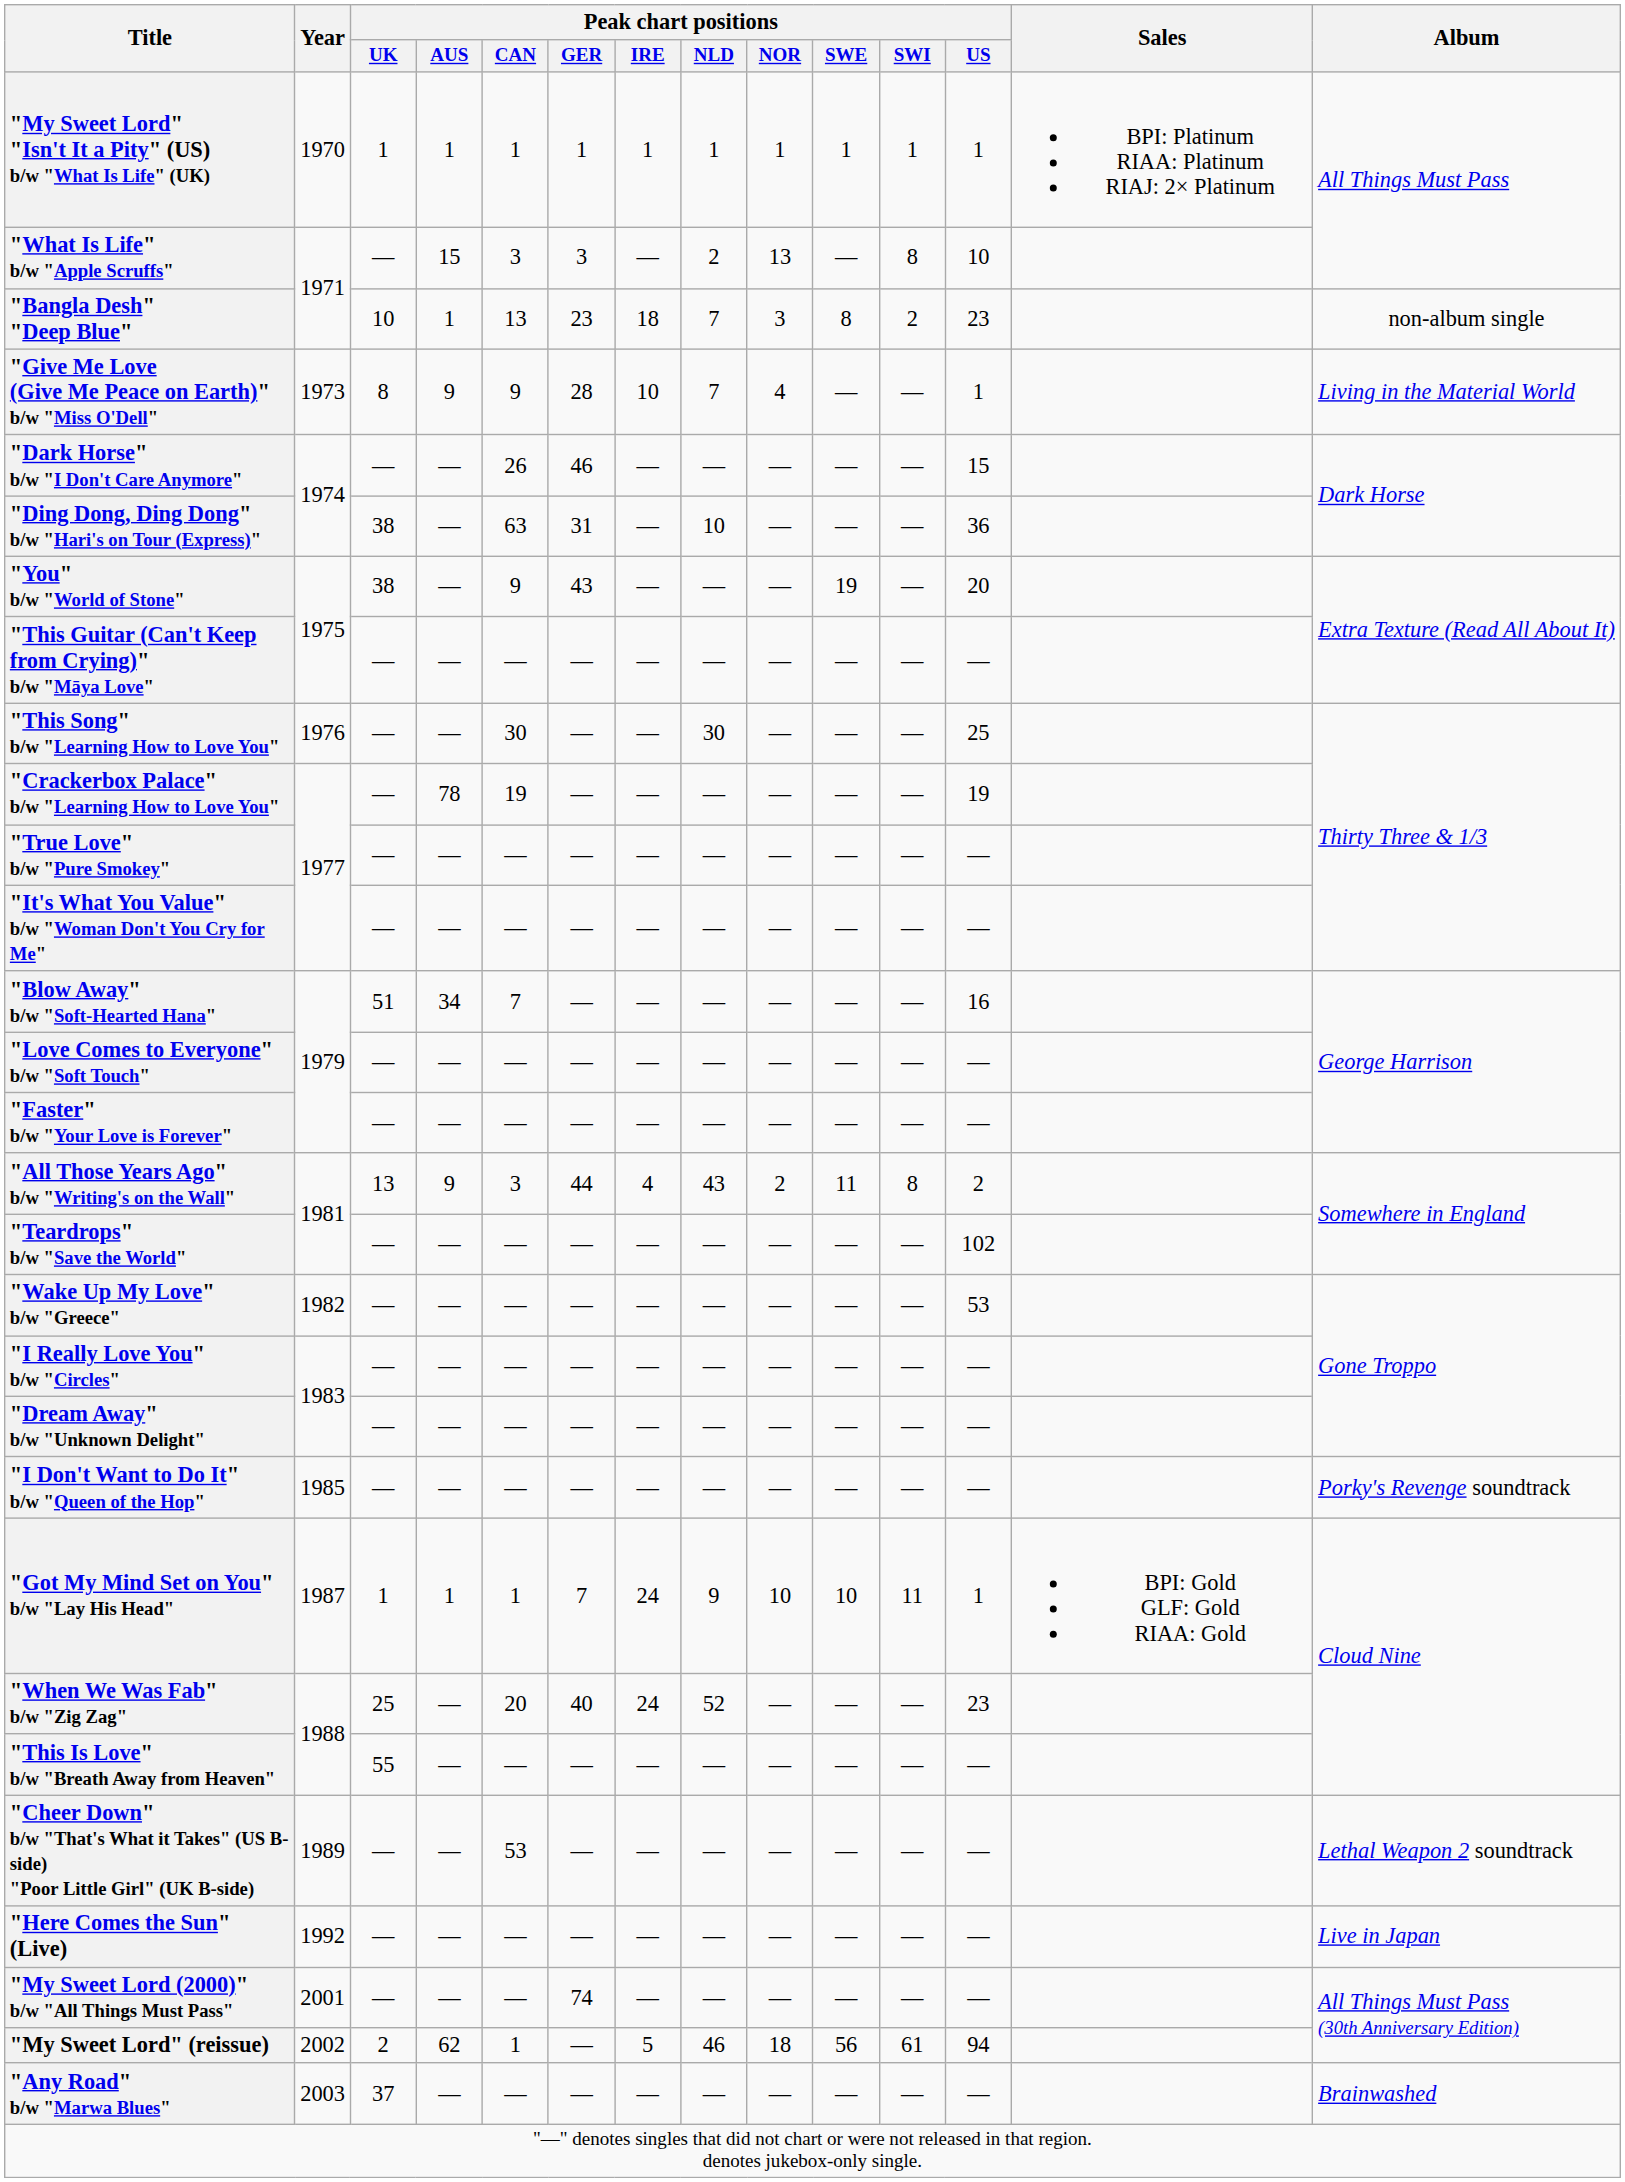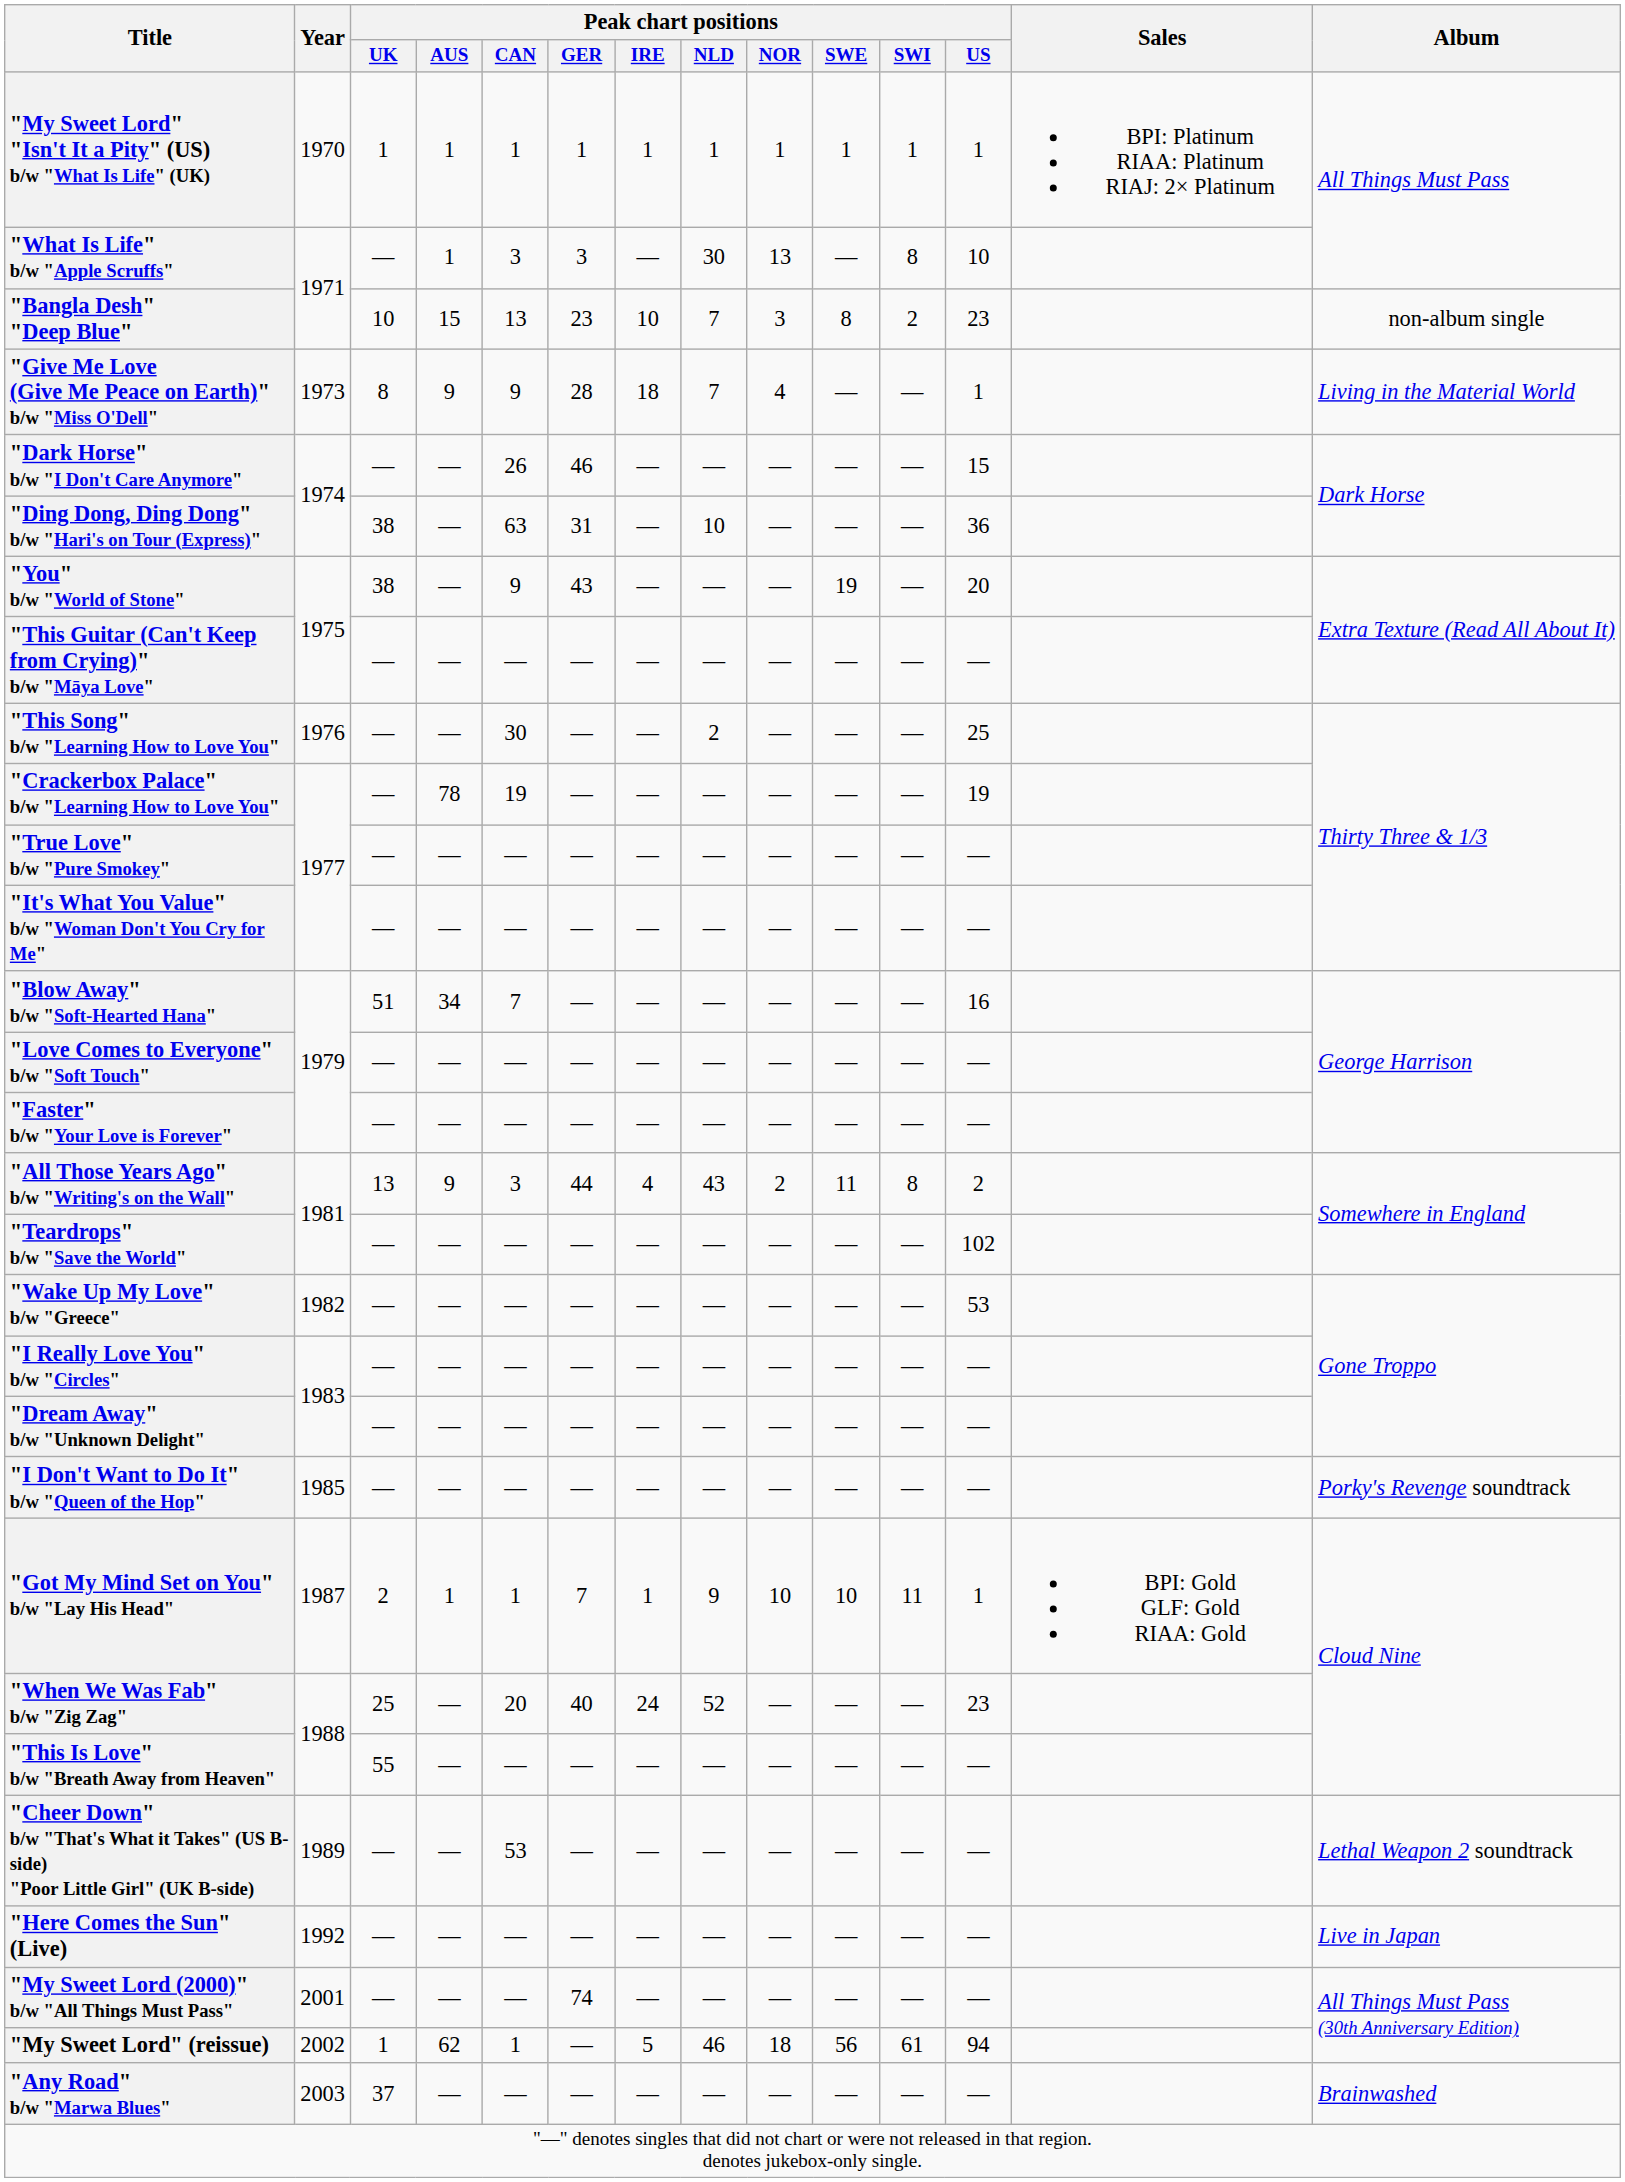(449, 257) 15 -> (449, 257) 1
(714, 257) 2 -> (714, 257) 30
(449, 318) 1 -> (449, 318) 15
(648, 318) 18 -> (648, 318) 10
(648, 391) 10 -> (648, 391) 18
(714, 733) 30 -> (714, 733) 2
(383, 1595) 1 -> (383, 1595) 2
(648, 1595) 24 -> (648, 1595) 1
(383, 2045) 2 -> (383, 2045) 1
